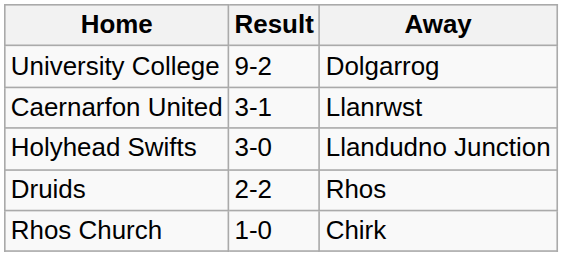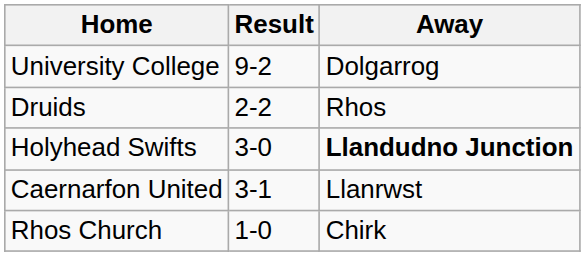rows swapped: (117, 107) <-> (48, 189)
(438, 148) normal -> (450, 148) bold
